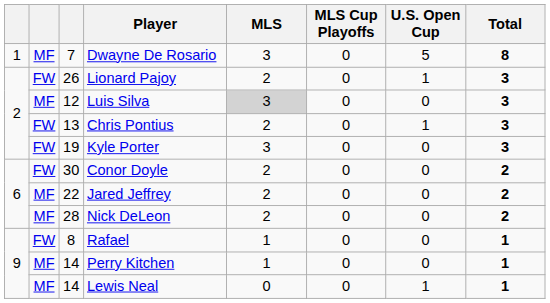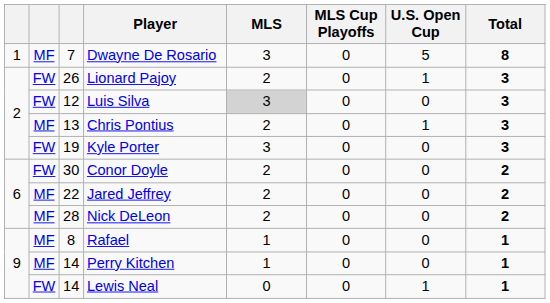(44, 101) MF -> (44, 101) FW
(44, 124) FW -> (44, 124) MF
(44, 240) FW -> (44, 240) MF
(44, 286) MF -> (44, 286) FW
